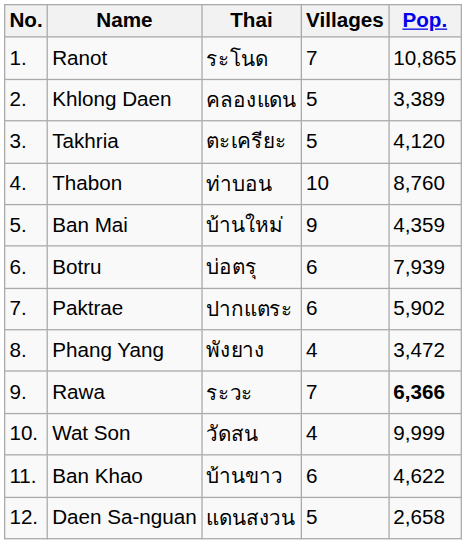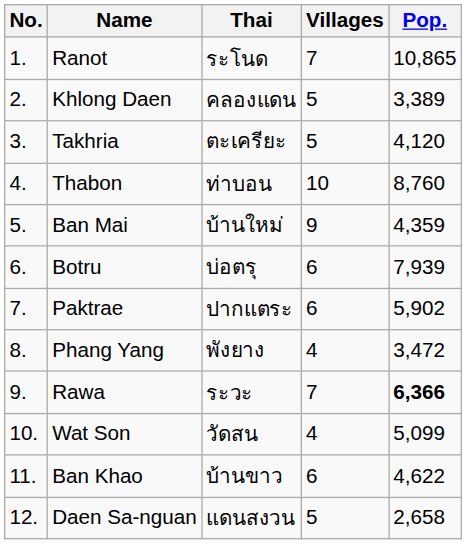(419, 433) 9,999 -> (419, 433) 5,099
